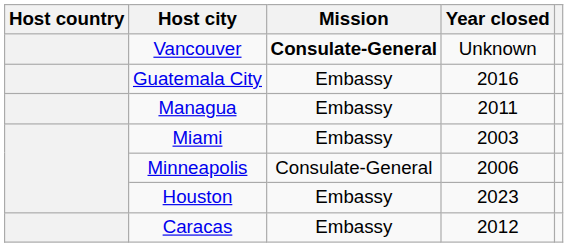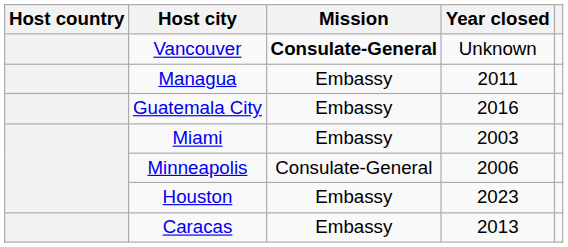rows swapped: (197, 78) <-> (197, 108)
(498, 227) 2012 -> (498, 227) 2013
